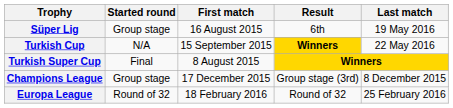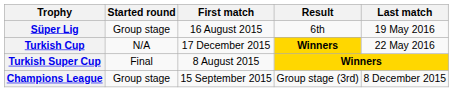(226, 45) 15 September 2015 -> (226, 45) 17 December 2015
(226, 78) 17 December 2015 -> (226, 78) 15 September 2015
- row: (55, 95)
